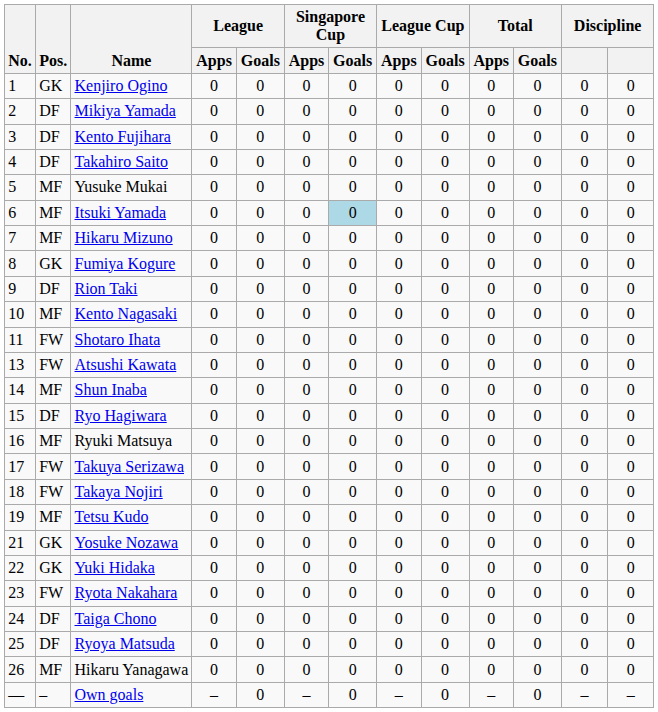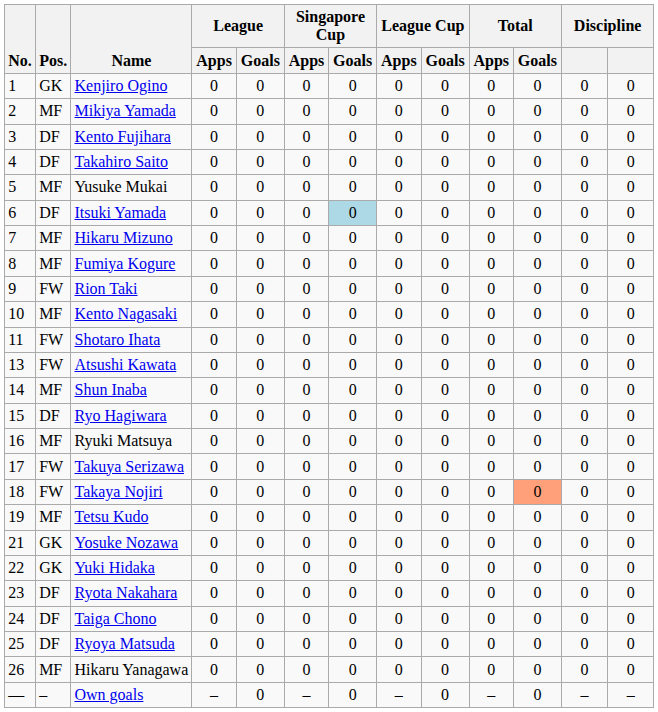(49, 111) DF -> (51, 111) MF
(51, 212) MF -> (49, 212) DF
(51, 263) GK -> (51, 263) MF
(49, 288) DF -> (51, 288) FW
(537, 491) no background -> (537, 491) lightsalmon background
(51, 593) FW -> (49, 593) DF
